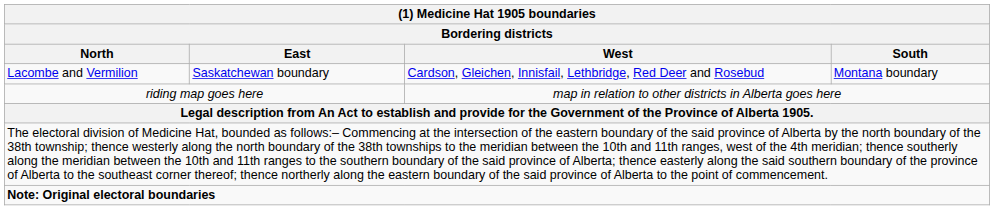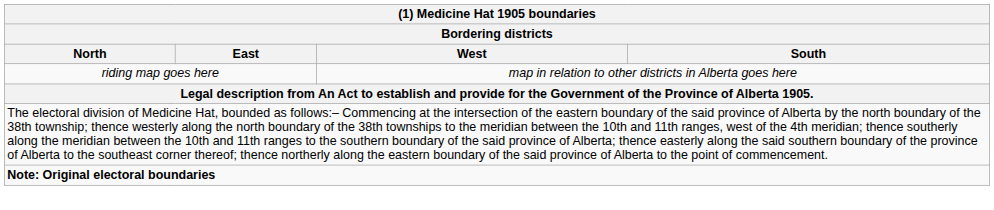- row: (72, 73)
